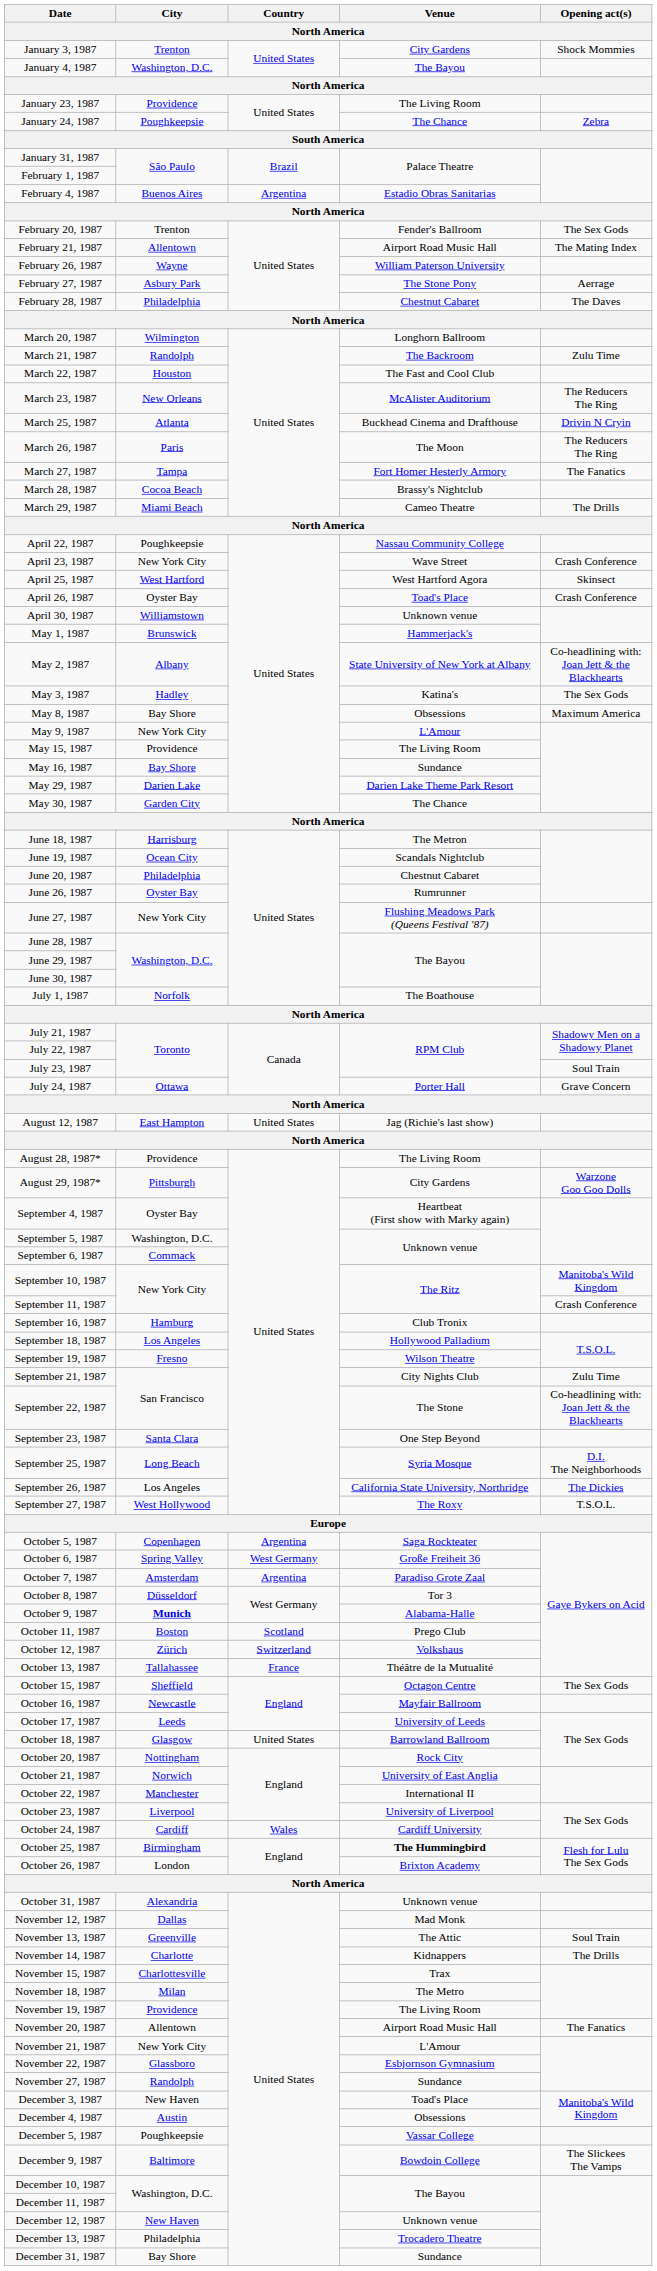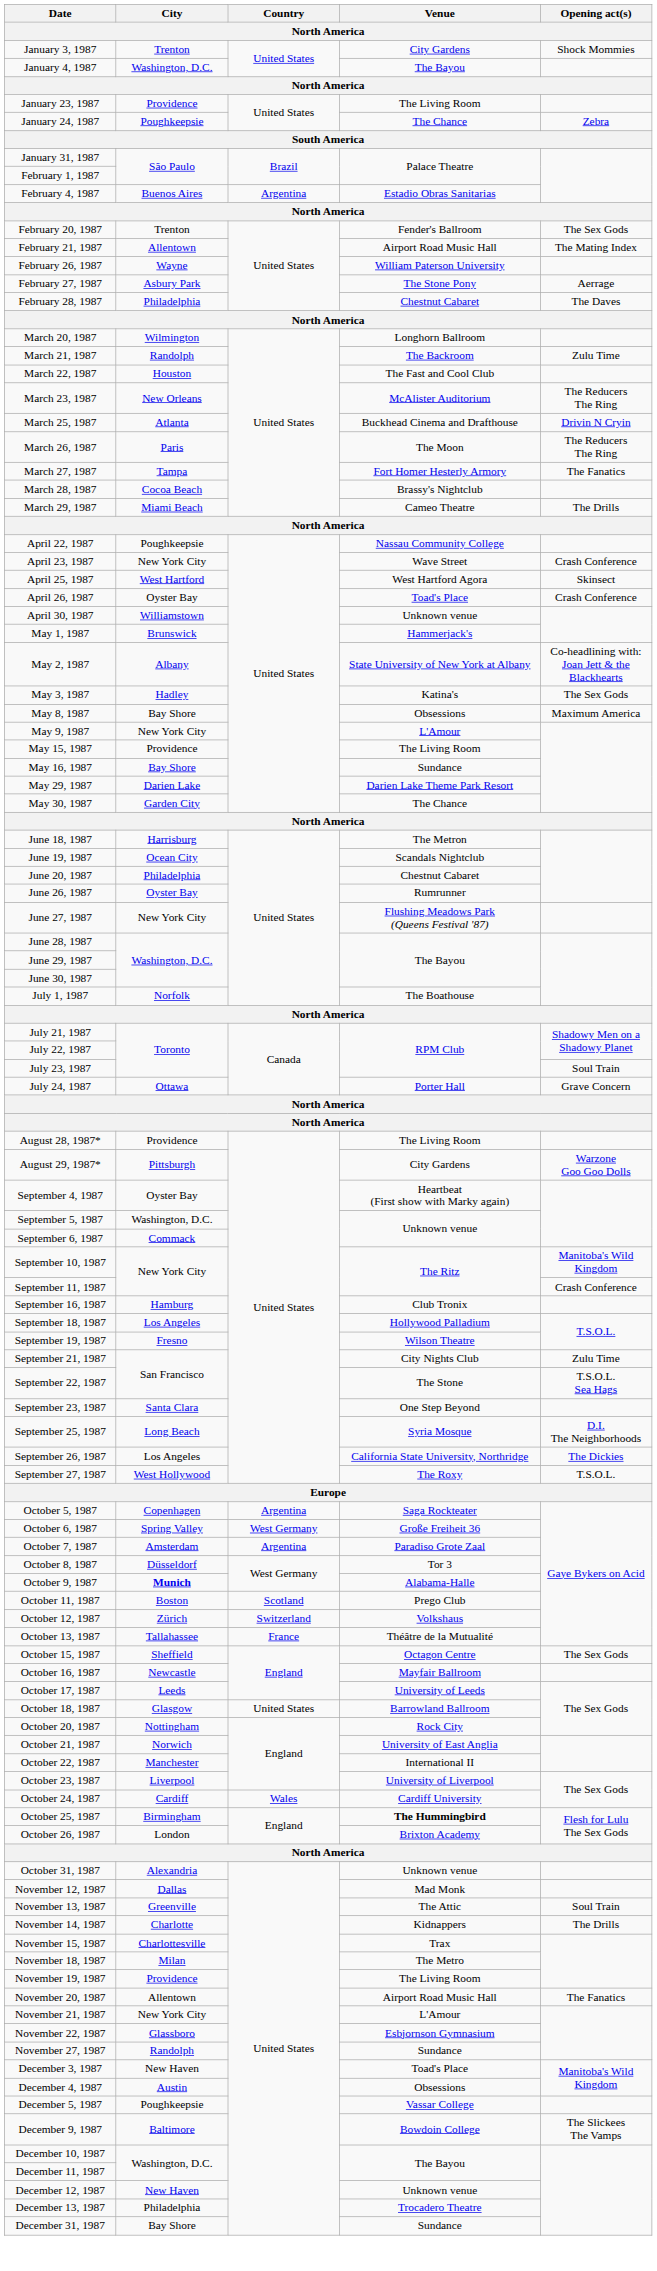- row: (60, 1122)
(596, 1407) Co-headlining with: Joan Jett & the Blackhearts -> (596, 1383) T.S.O.L. Sea Hags
